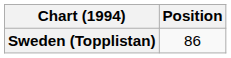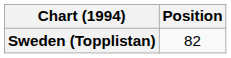(192, 40) 86 -> (192, 40) 82
